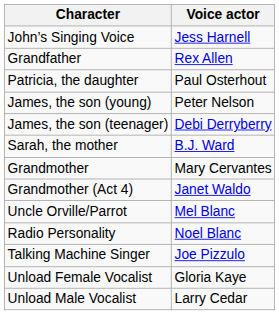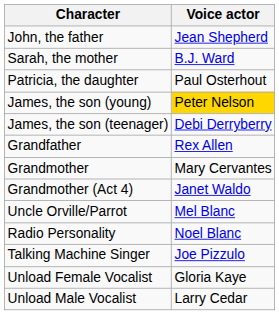+ row: (55, 37)
- row: (71, 37)
rows swapped: (63, 146) <-> (44, 59)
(214, 102) no background -> (214, 102) gold background
